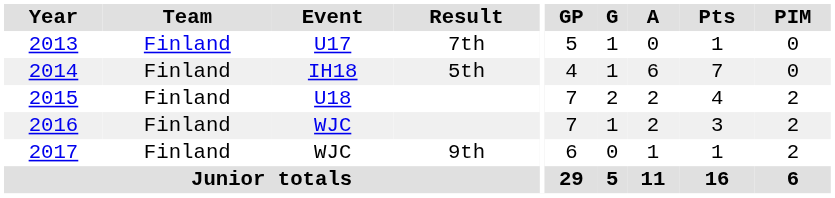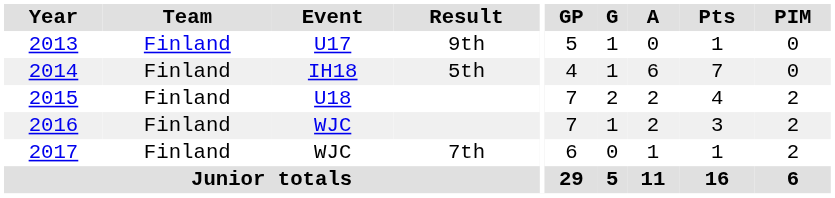(466, 45) 7th -> (466, 45) 9th
(466, 153) 9th -> (466, 153) 7th
